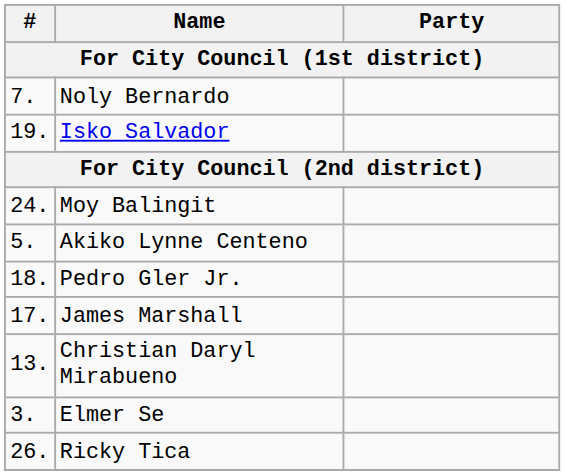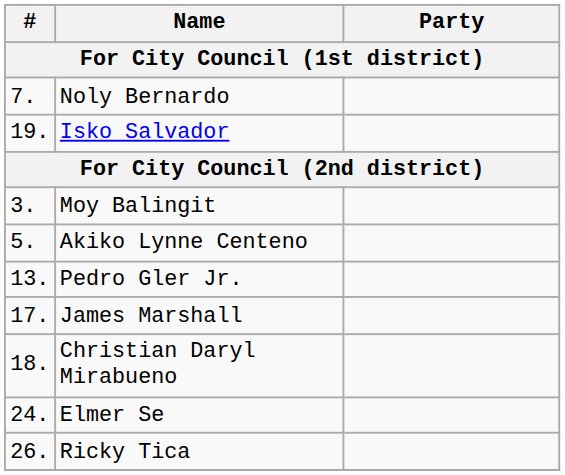(30, 206) 24. -> (23, 206) 3.
(30, 279) 18. -> (30, 279) 13.
(30, 365) 13. -> (30, 365) 18.
(23, 415) 3. -> (30, 415) 24.
